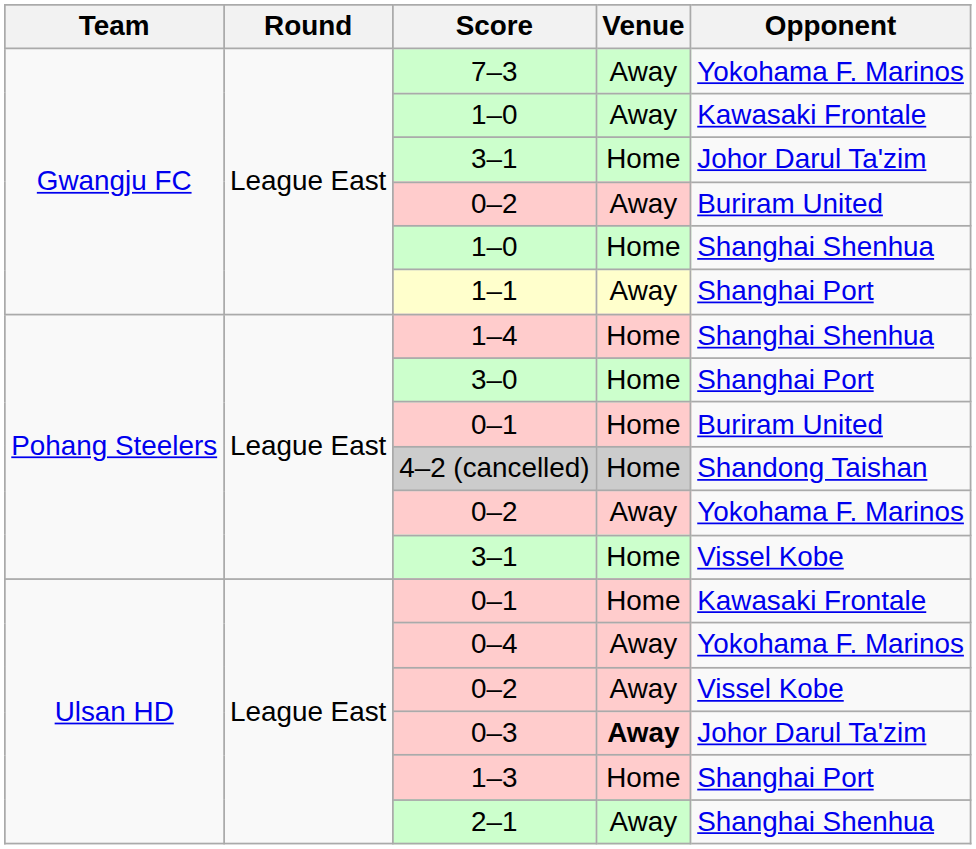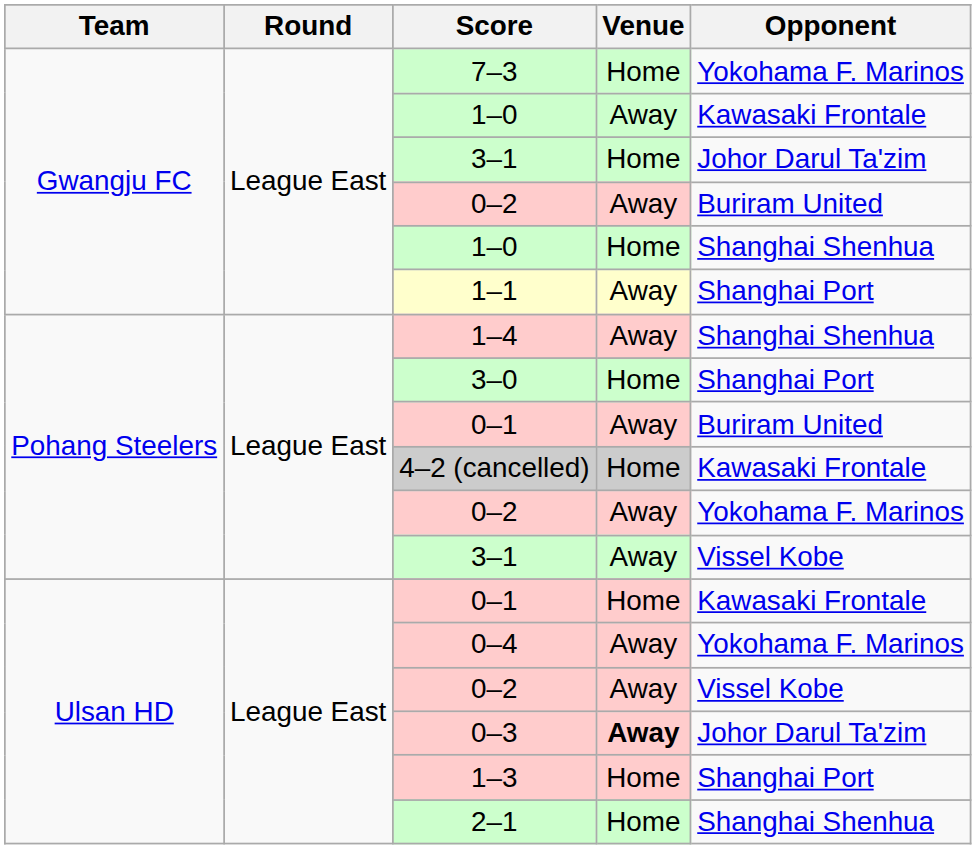(643, 70) Away -> (643, 70) Home
(643, 335) Home -> (643, 335) Away
(643, 423) Home -> (643, 423) Away
(812, 468) Shandong Taishan -> (812, 468) Kawasaki Frontale
(643, 556) Home -> (643, 556) Away
(643, 821) Away -> (643, 821) Home
